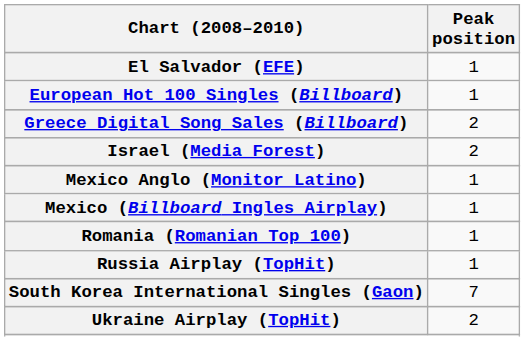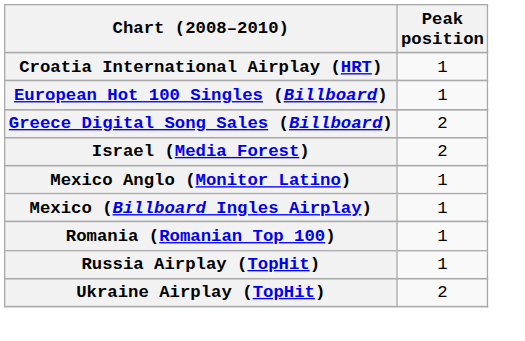+ row: (201, 67)
- row: (216, 67)
- row: (216, 292)
